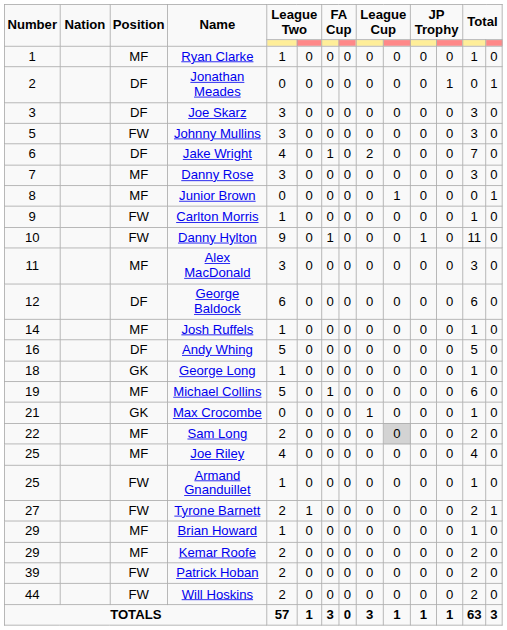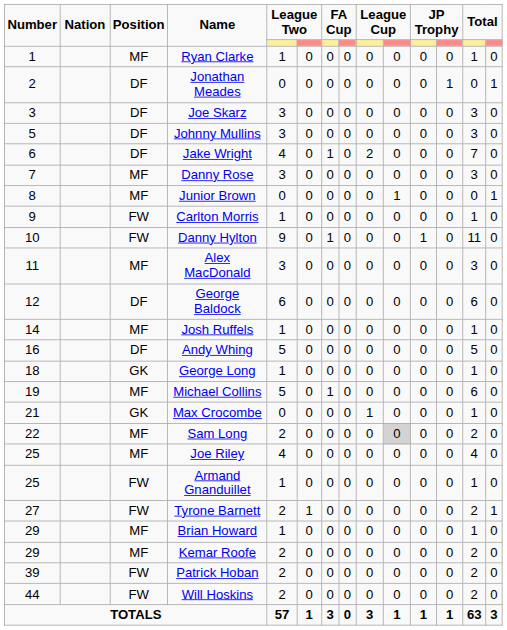(139, 133) FW -> (139, 133) DF
